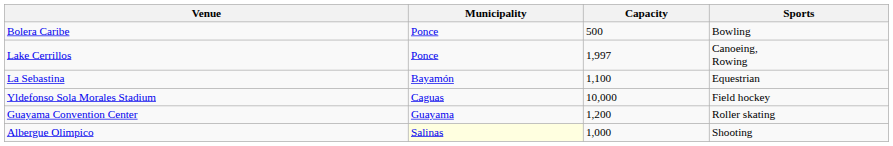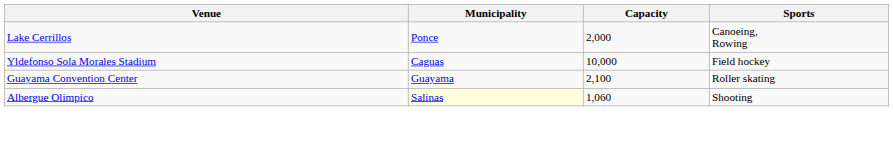- row: (38, 31)
(599, 55) 1,997 -> (599, 37) 2,000
- row: (36, 79)
(599, 114) 1,200 -> (599, 79) 2,100
(599, 132) 1,000 -> (599, 97) 1,060
